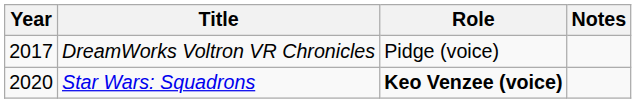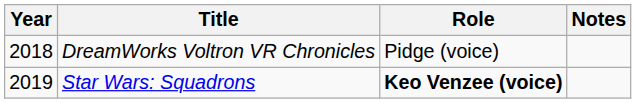(31, 51) 2017 -> (31, 51) 2018
(31, 82) 2020 -> (31, 82) 2019
